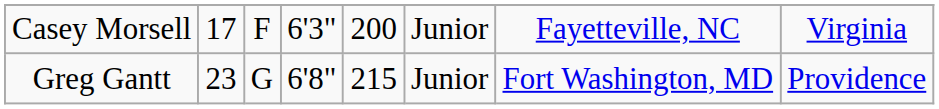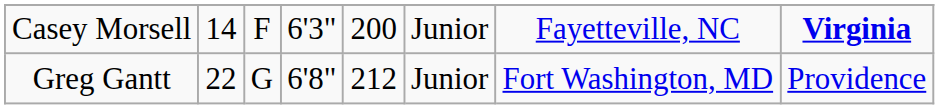(221, 28) 17 -> (221, 28) 14
(857, 28) normal -> (857, 28) bold
(221, 77) 23 -> (221, 77) 22
(374, 77) 215 -> (374, 77) 212
